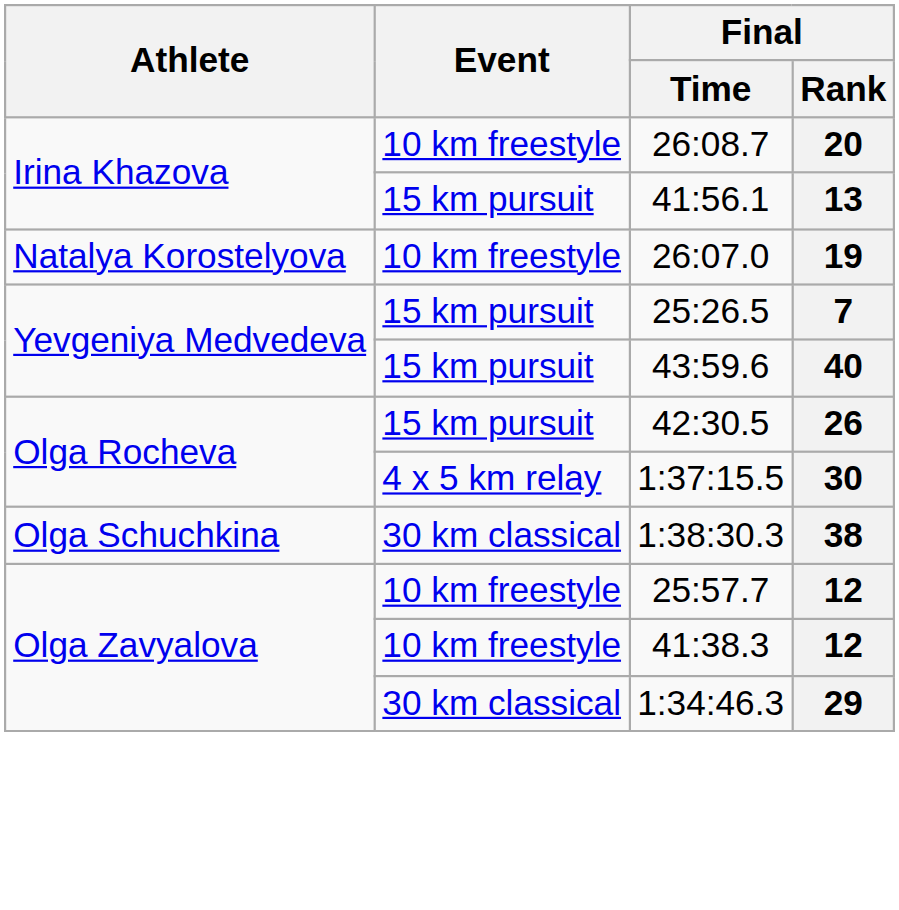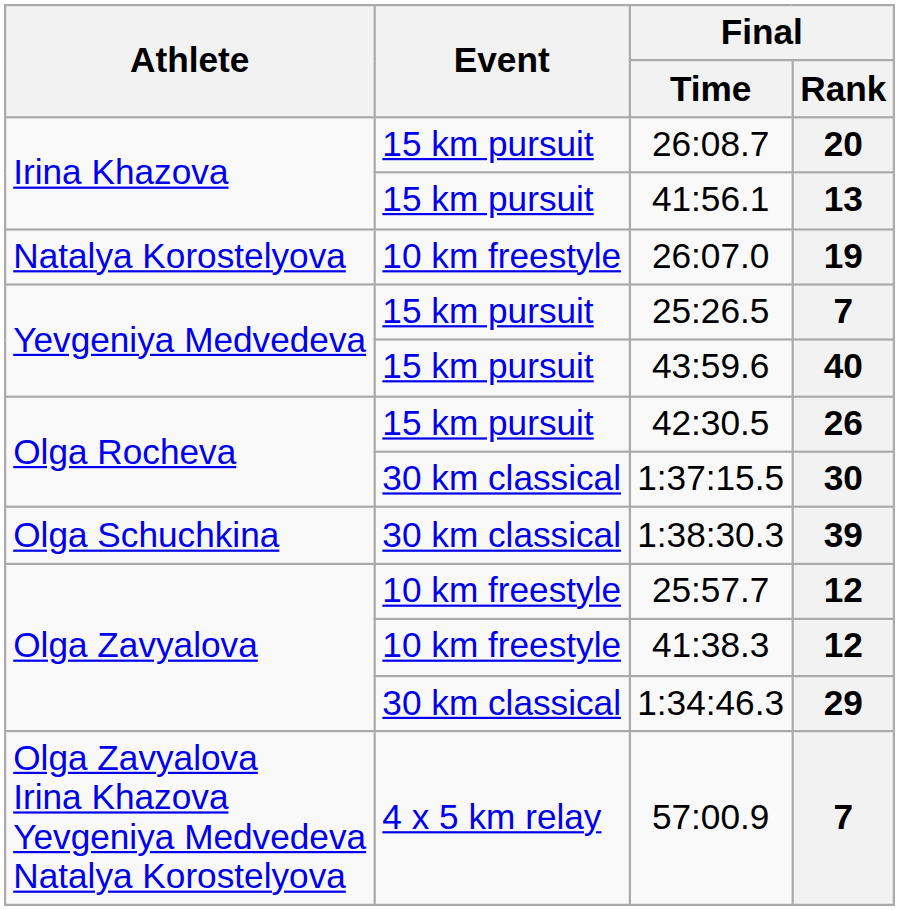(502, 144) 10 km freestyle -> (488, 144) 15 km pursuit
(492, 479) 4 x 5 km relay -> (502, 479) 30 km classical
(843, 534) 38 -> (843, 534) 39
+ row: (711, 817)
